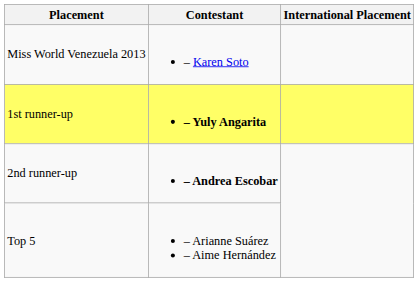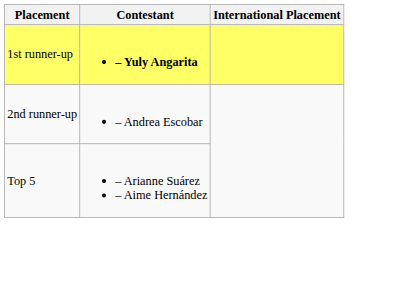- row: (76, 54)
(215, 181) bold -> (145, 121) normal
